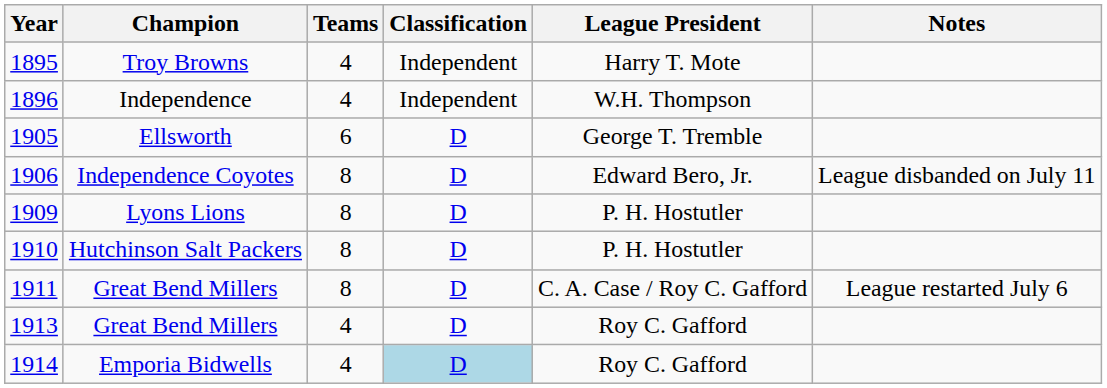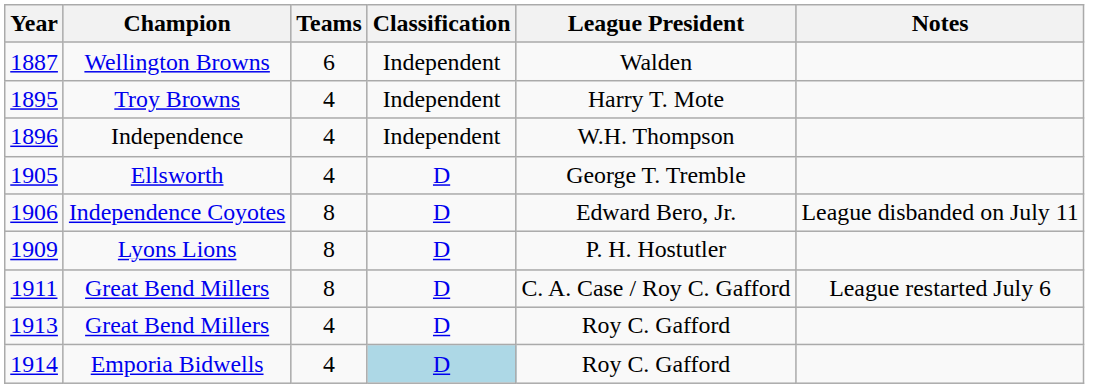+ row: (34, 61)
(346, 136) 6 -> (329, 174) 4
- row: (34, 250)
